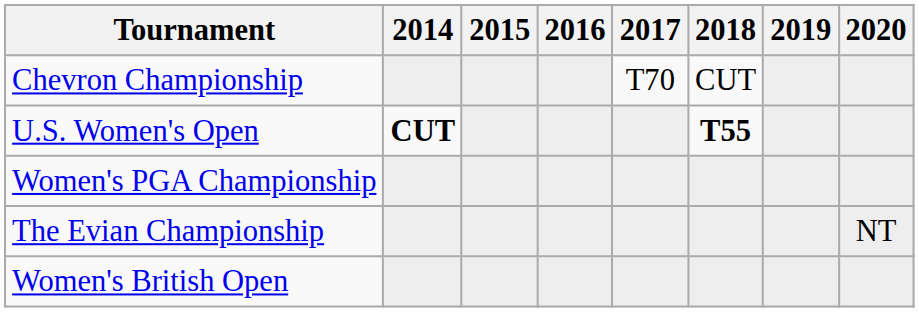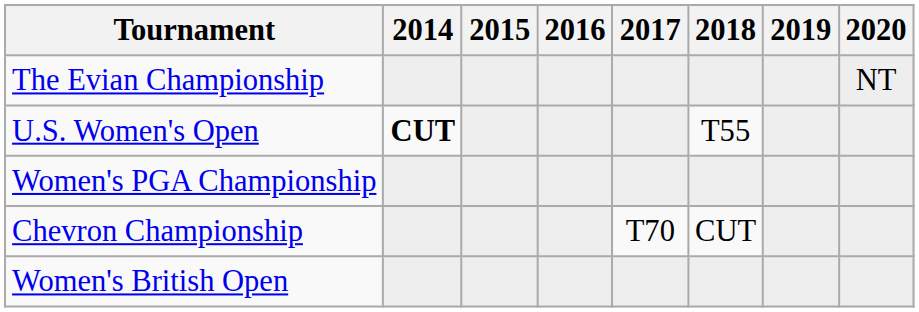rows swapped: (158, 80) <-> (168, 231)
(726, 130) bold -> (726, 130) normal
